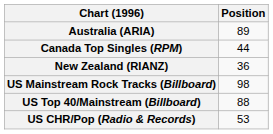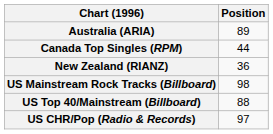(243, 119) 53 -> (243, 119) 97
